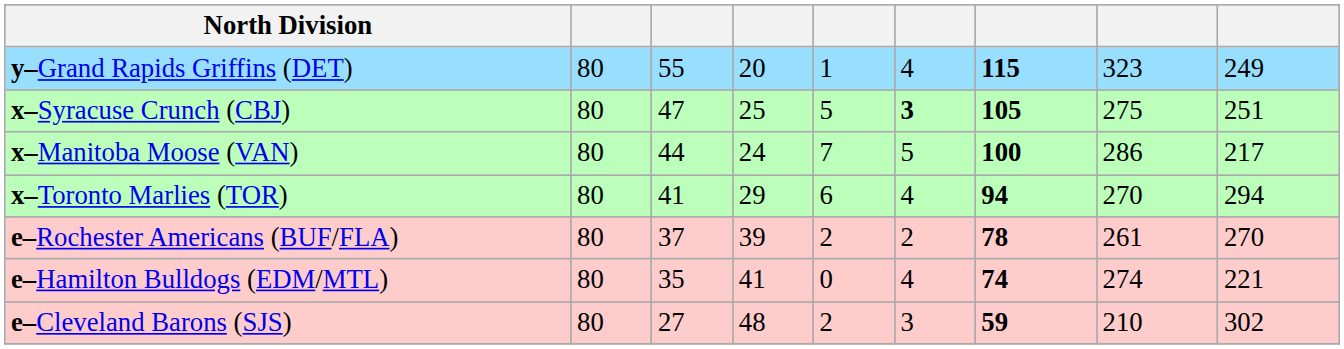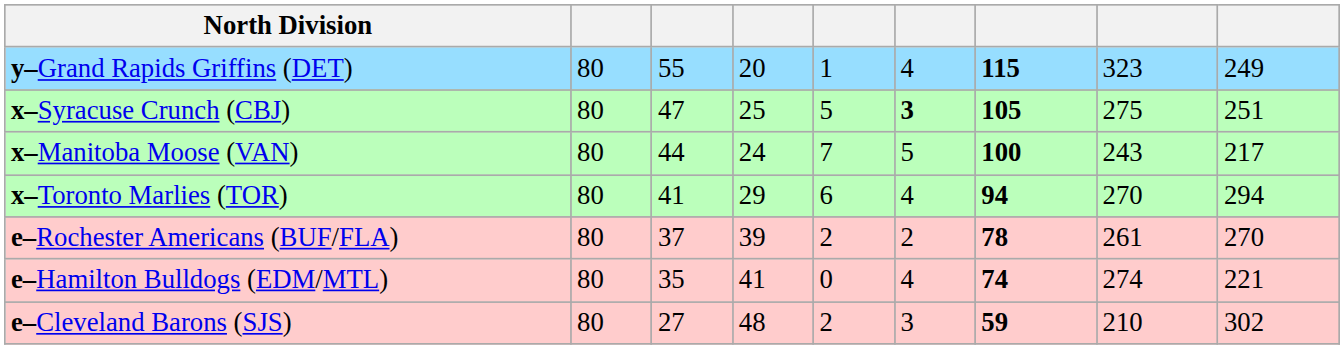(1123, 152) 286 -> (1123, 152) 243
